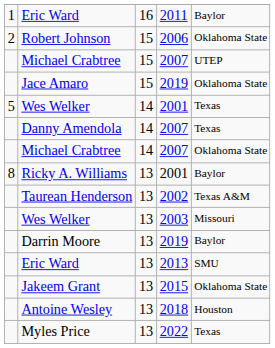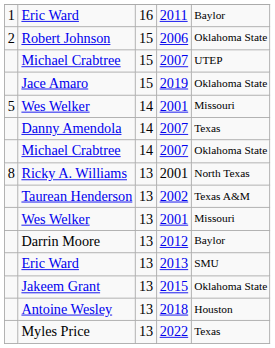(207, 106) Texas -> (214, 106) Missouri
(210, 173) Baylor -> (222, 173) North Texas
(174, 219) 2003 -> (174, 219) 2001
(174, 241) 2019 -> (174, 241) 2012
